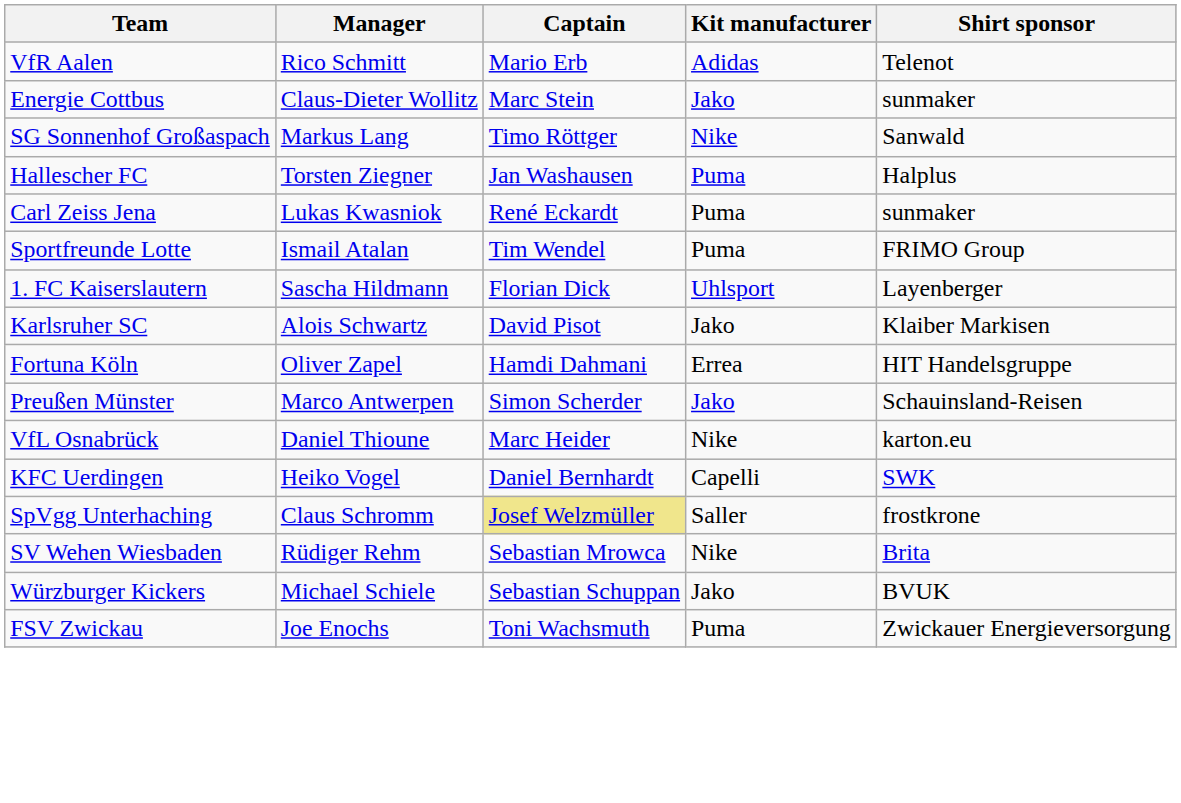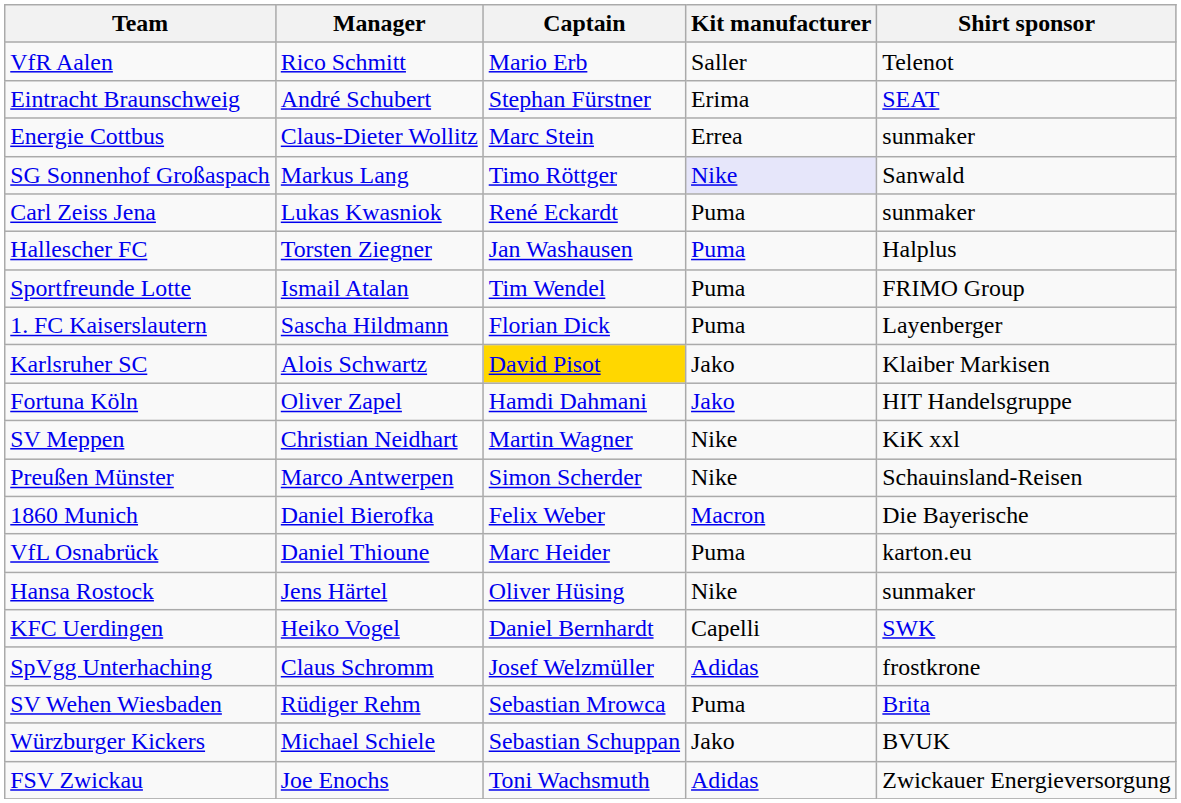(725, 61) Adidas -> (719, 61) Saller
+ row: (125, 99)
(713, 99) Jako -> (717, 136) Errea
(714, 136) no background -> (714, 174) lavender background
rows swapped: (79, 174) <-> (83, 212)
(733, 288) Uhlsport -> (718, 325) Puma
(545, 325) no background -> (545, 363) gold background
(717, 363) Errea -> (713, 401) Jako
+ row: (67, 439)
(713, 401) Jako -> (714, 477) Nike
+ row: (74, 514)
(714, 439) Nike -> (718, 552) Puma
+ row: (82, 590)
(571, 514) khaki background -> (571, 666) no background
(719, 514) Saller -> (725, 666) Adidas
(714, 552) Nike -> (718, 703) Puma
(718, 628) Puma -> (725, 779) Adidas
